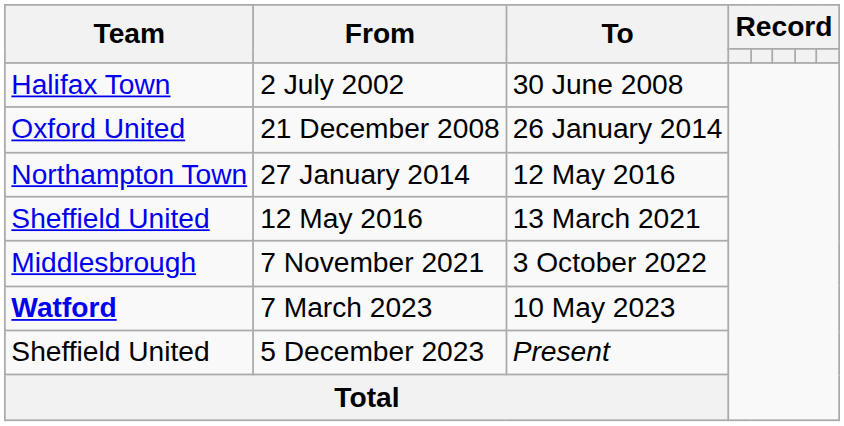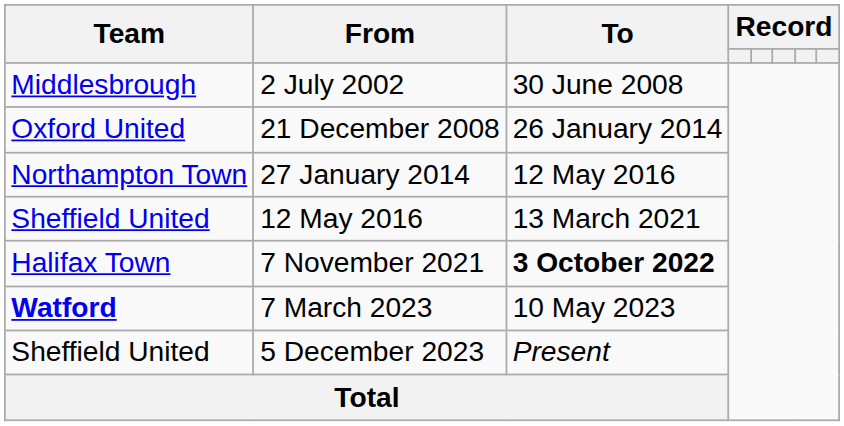(91, 84) Halifax Town -> (104, 84) Middlesbrough
(104, 263) Middlesbrough -> (91, 263) Halifax Town
(610, 263) normal -> (614, 263) bold
